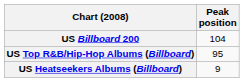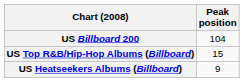(218, 54) 95 -> (218, 54) 15
